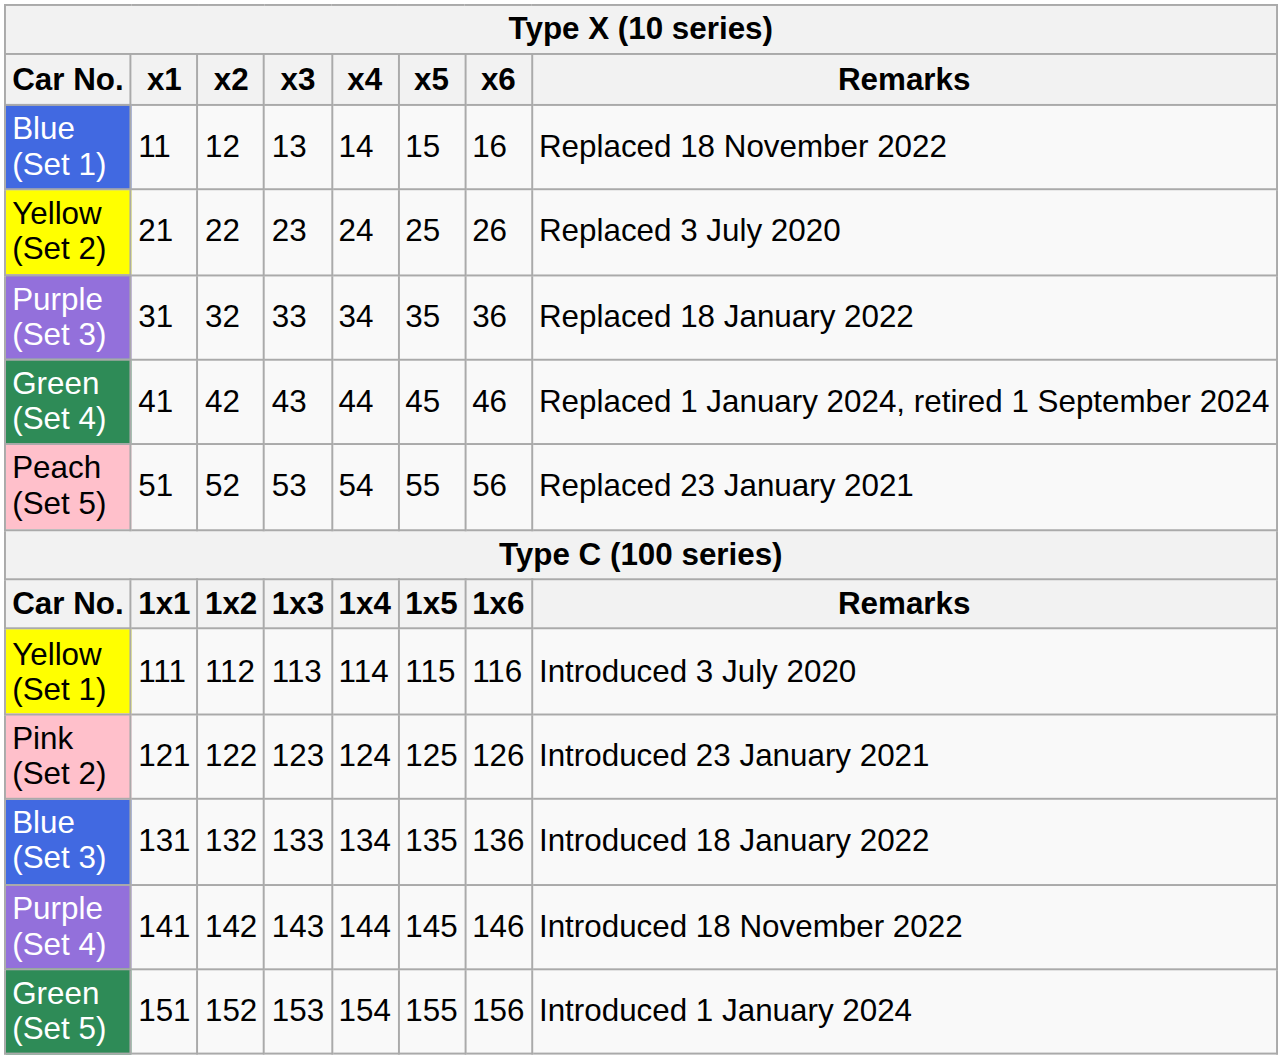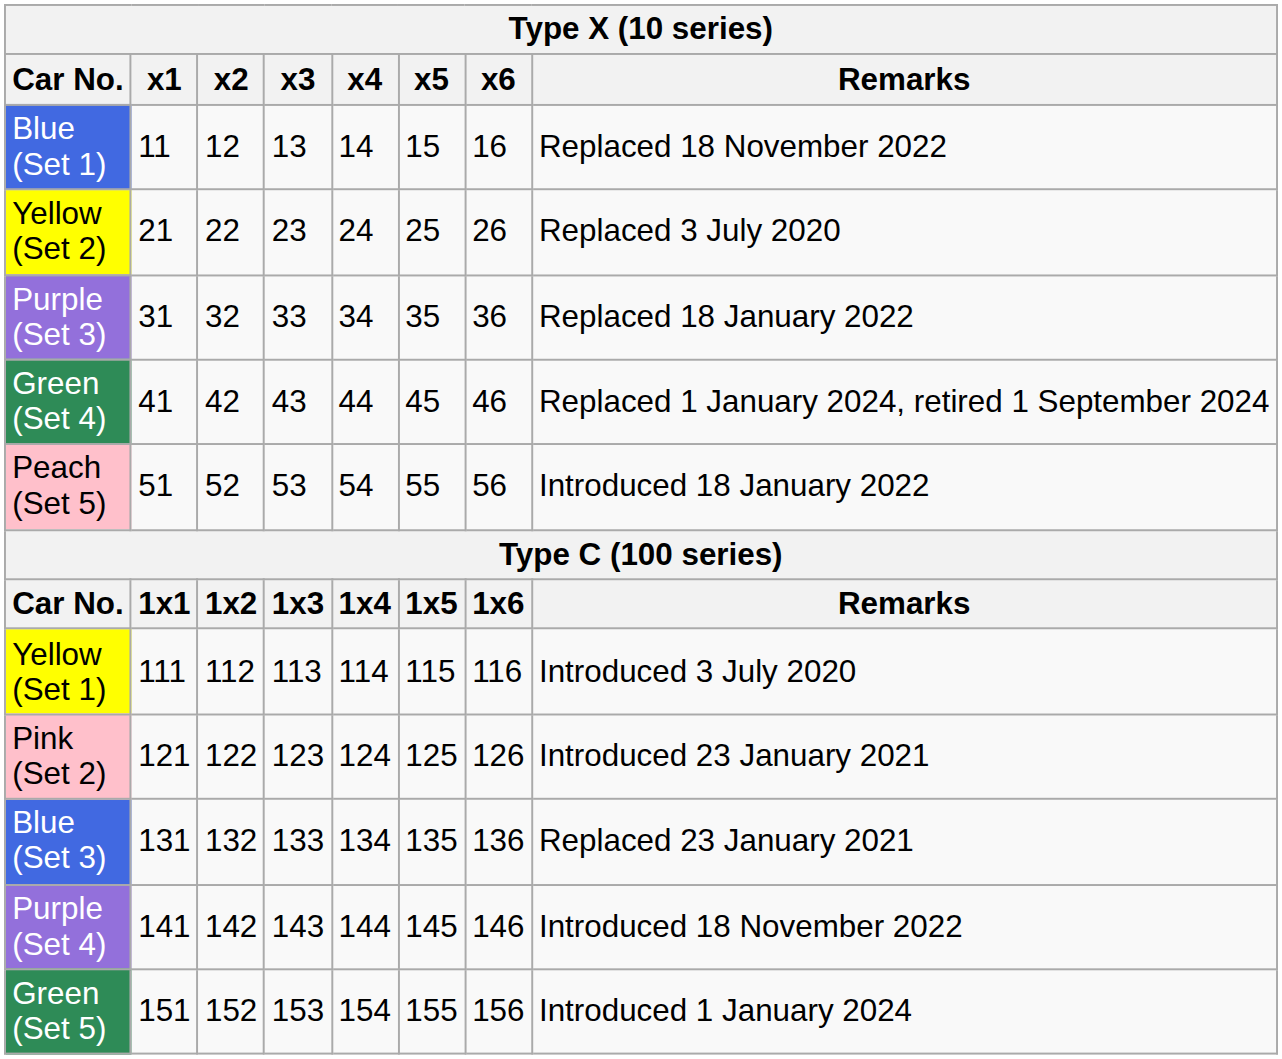(726, 486) Replaced 23 January 2021 -> (734, 486) Introduced 18 January 2022
(734, 841) Introduced 18 January 2022 -> (726, 841) Replaced 23 January 2021
